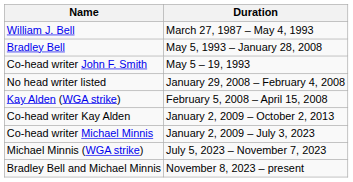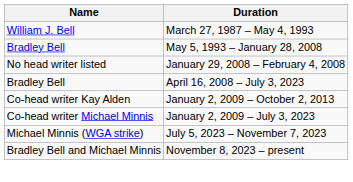- row: (208, 64)
- row: (247, 99)
+ row: (235, 82)
